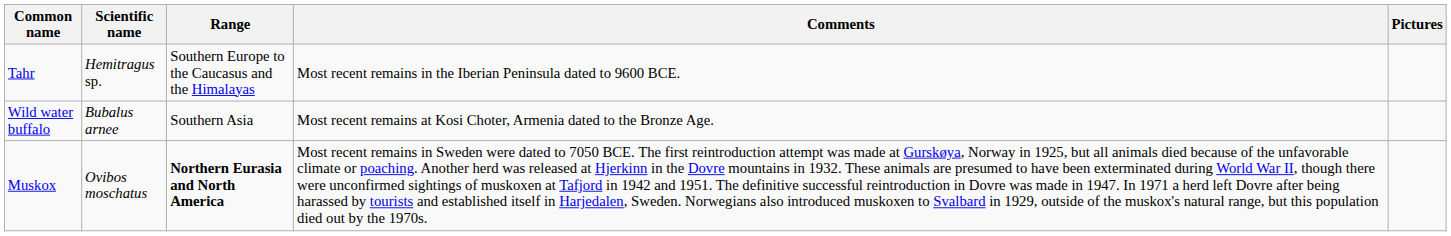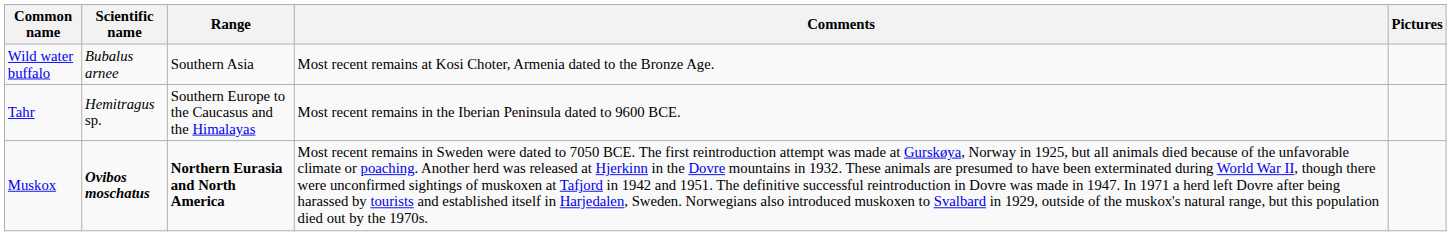rows swapped: (40, 120) <-> (21, 72)
(116, 185) normal -> (117, 185) bold
